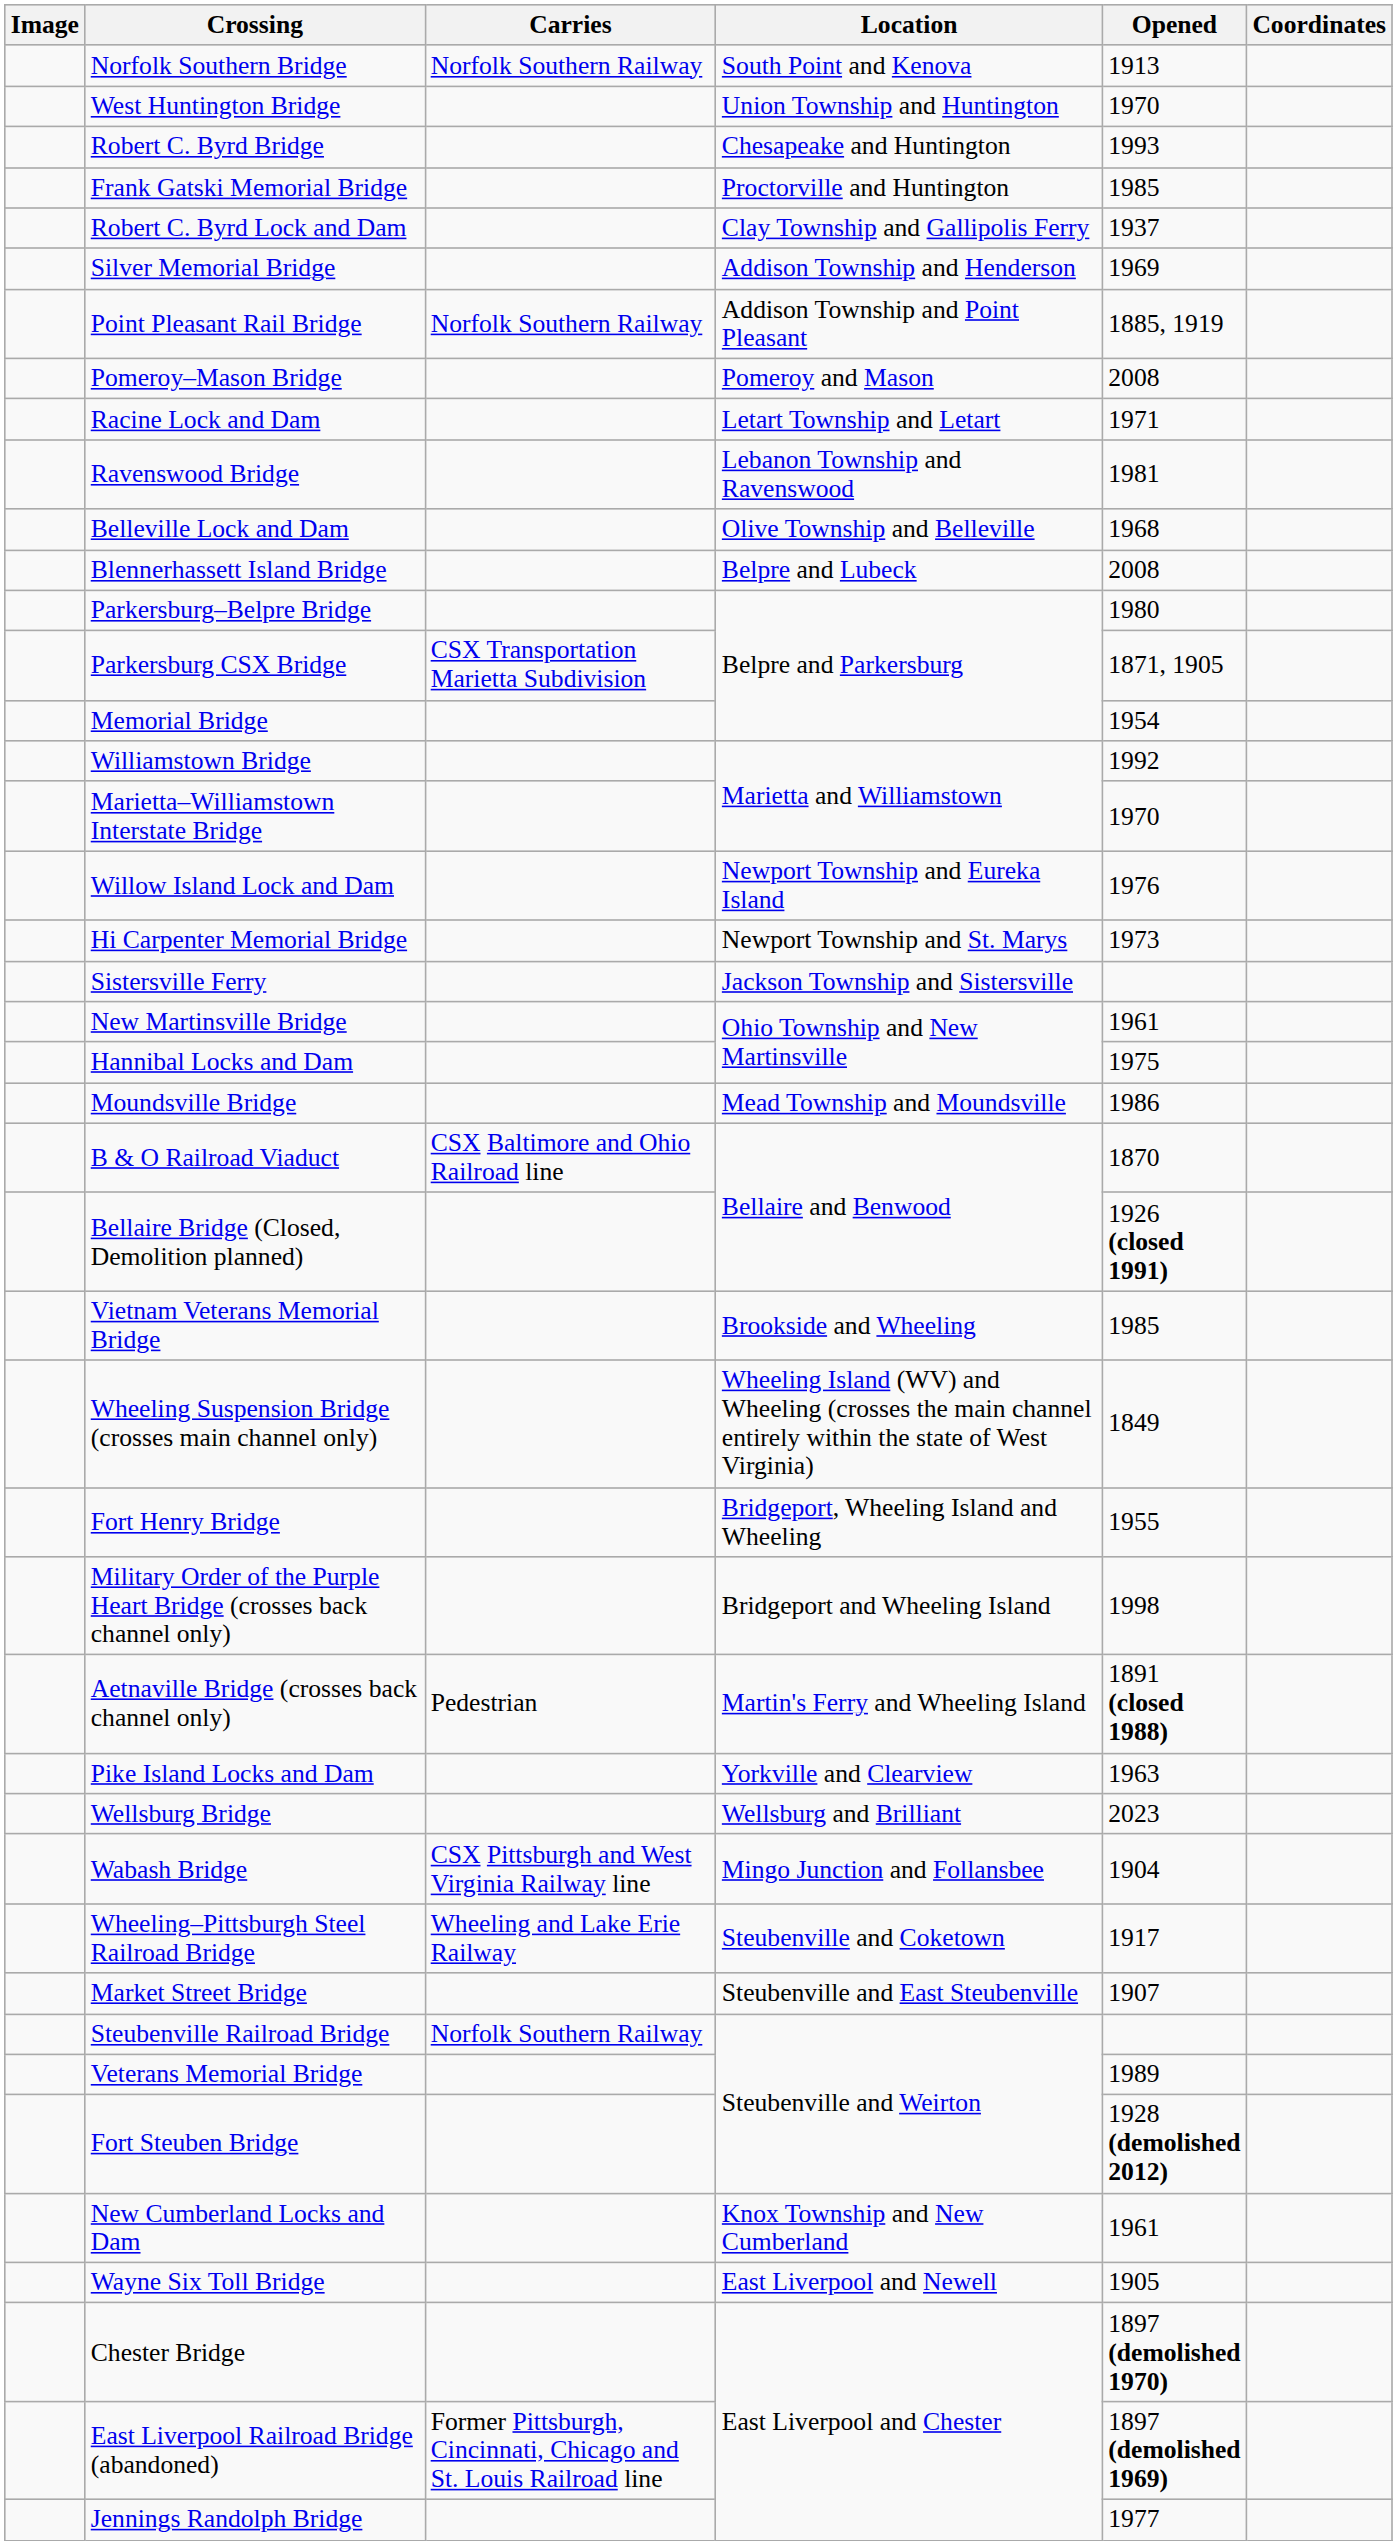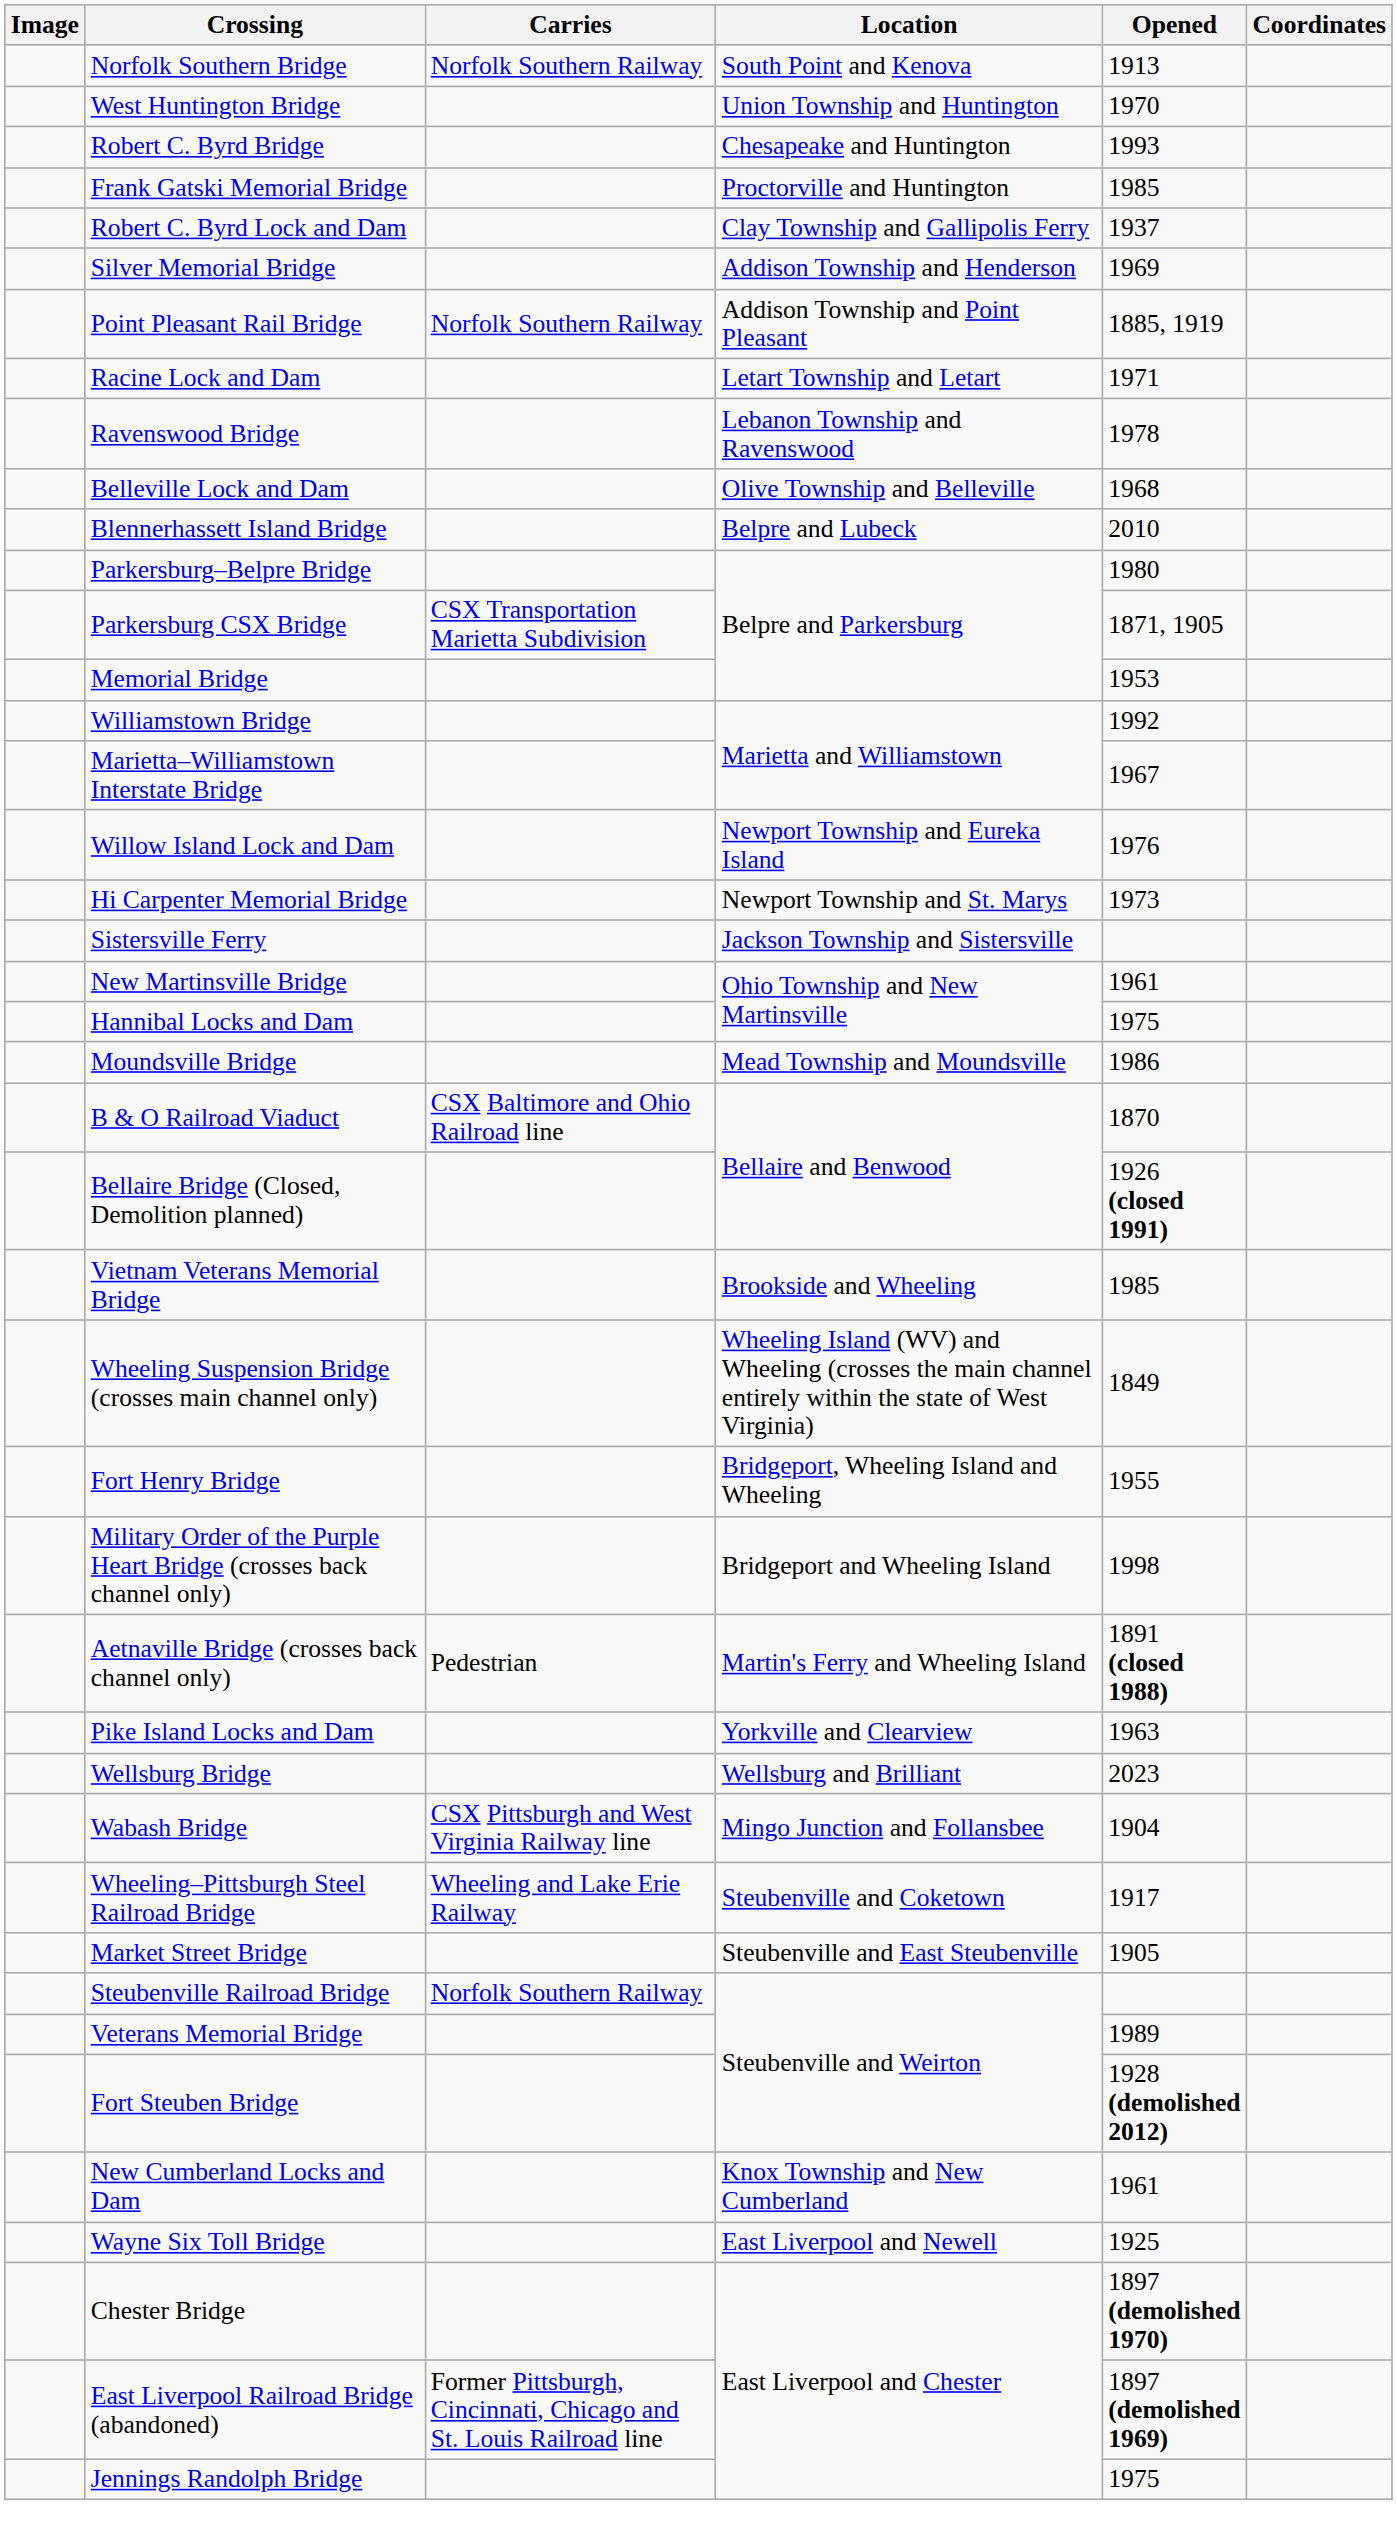- row: (216, 378)
(1134, 474) 1981 -> (1134, 433) 1978
(1134, 569) 2008 -> (1134, 529) 2010
(1134, 720) 1954 -> (1134, 679) 1953
(1134, 815) 1970 -> (1134, 775) 1967
(1134, 1992) 1907 -> (1134, 1952) 1905
(1134, 2282) 1905 -> (1134, 2241) 1925
(1134, 2519) 1977 -> (1134, 2478) 1975
